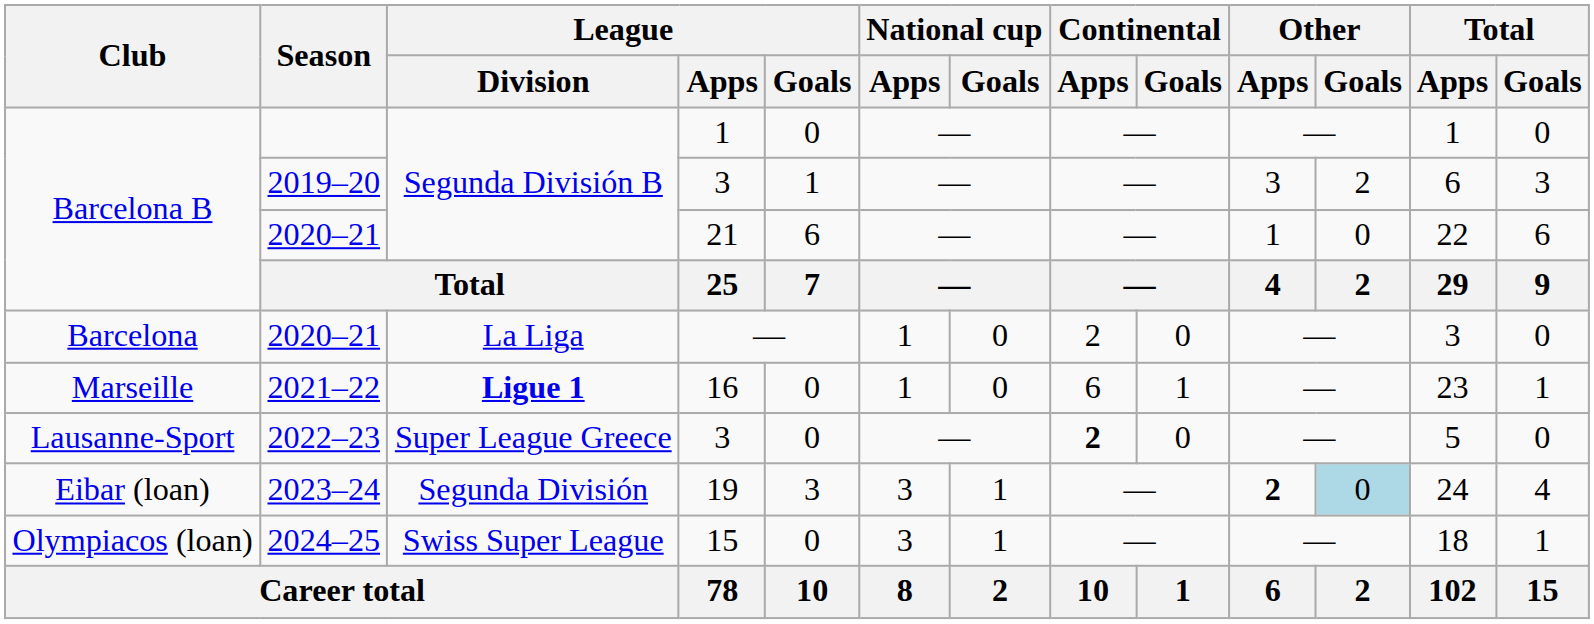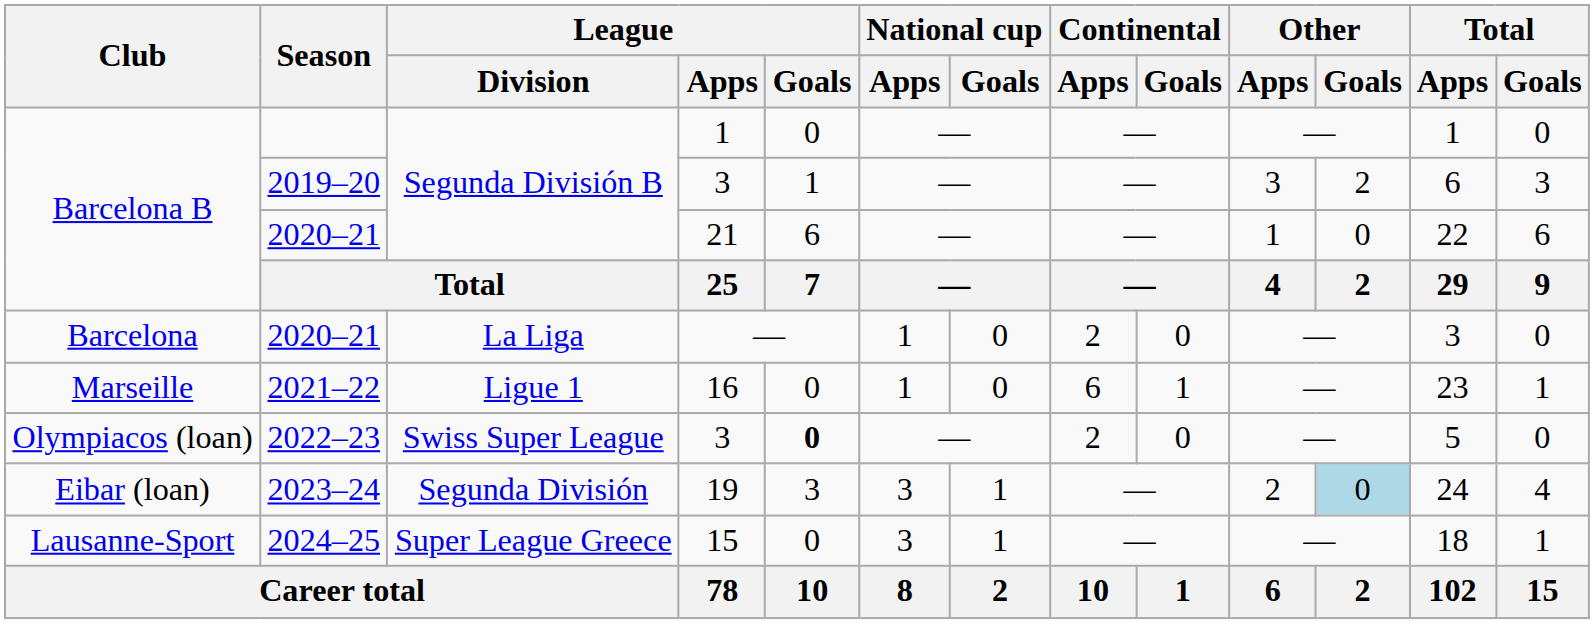(533, 387) bold -> (533, 387) normal
(133, 438) Lausanne-Sport -> (133, 438) Olympiacos (loan)
(533, 438) Super League Greece -> (533, 438) Swiss Super League
(812, 438) normal -> (812, 438) bold
(1093, 438) bold -> (1093, 438) normal
(1273, 489) bold -> (1273, 489) normal
(133, 540) Olympiacos (loan) -> (133, 540) Lausanne-Sport
(533, 540) Swiss Super League -> (533, 540) Super League Greece
